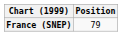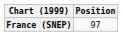(95, 25) 79 -> (95, 25) 97
